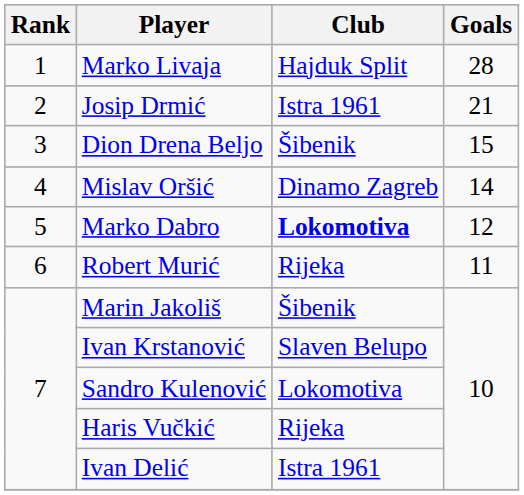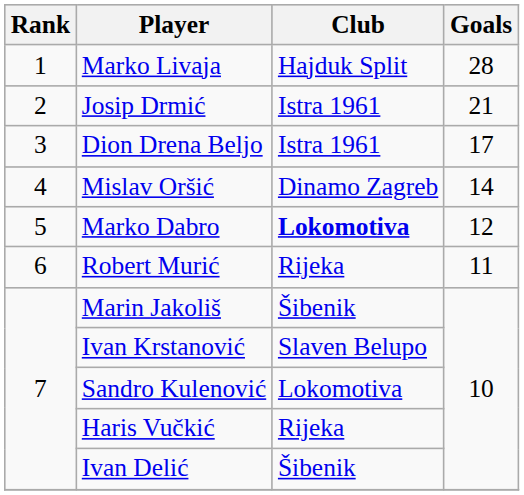(317, 145) Šibenik -> (329, 145) Istra 1961
(481, 145) 15 -> (481, 145) 17
(329, 468) Istra 1961 -> (317, 468) Šibenik
